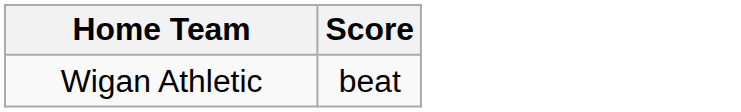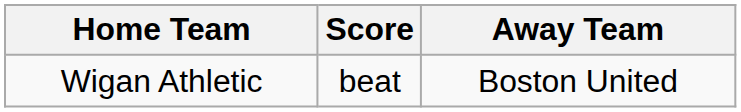+ column: (578, 29)
